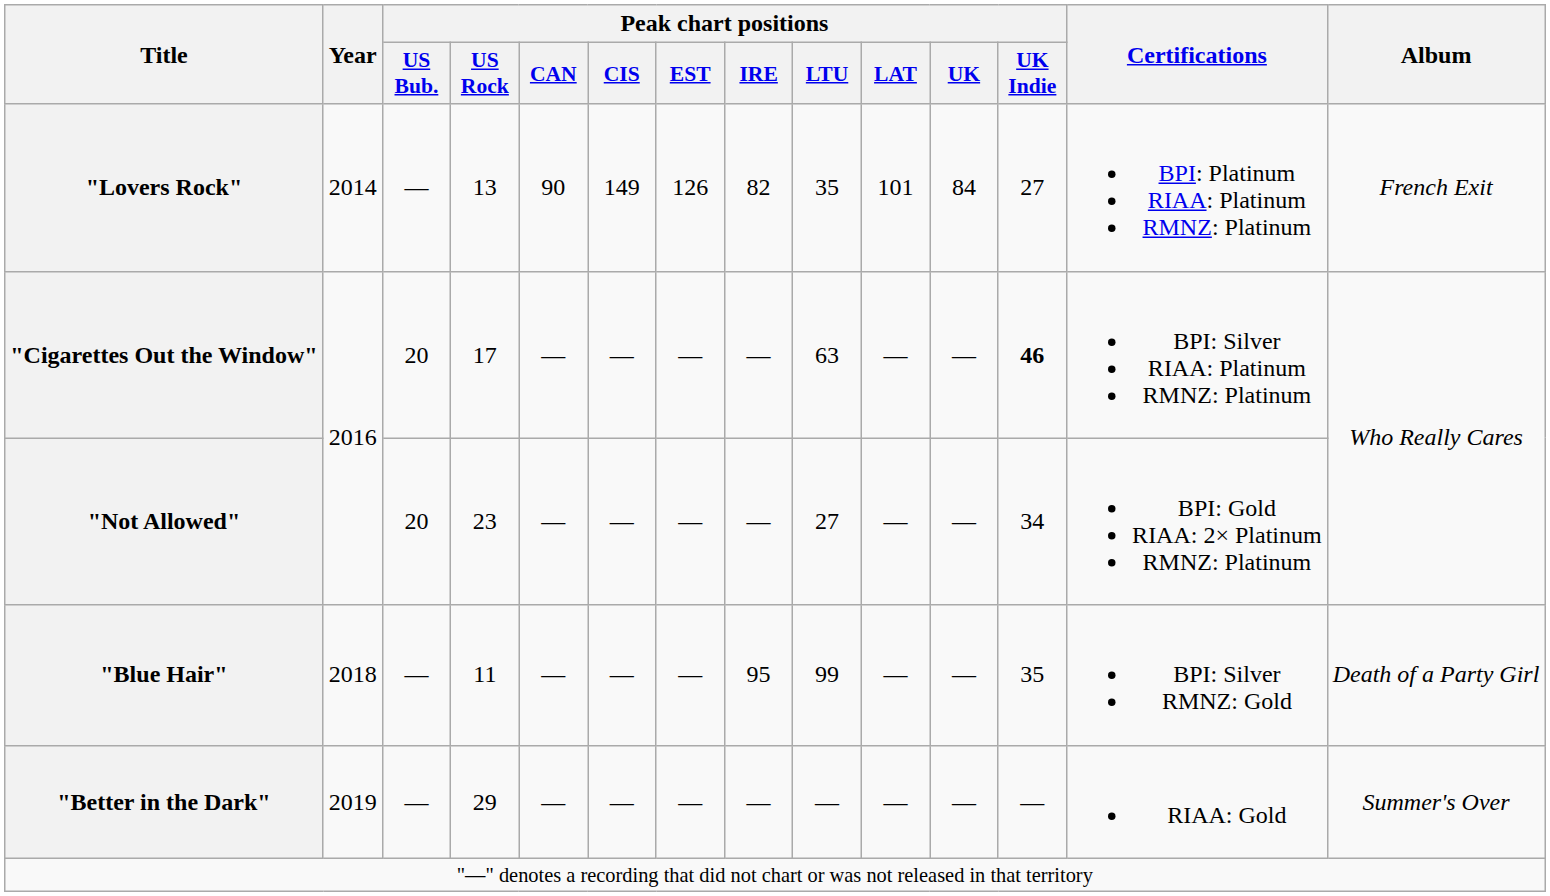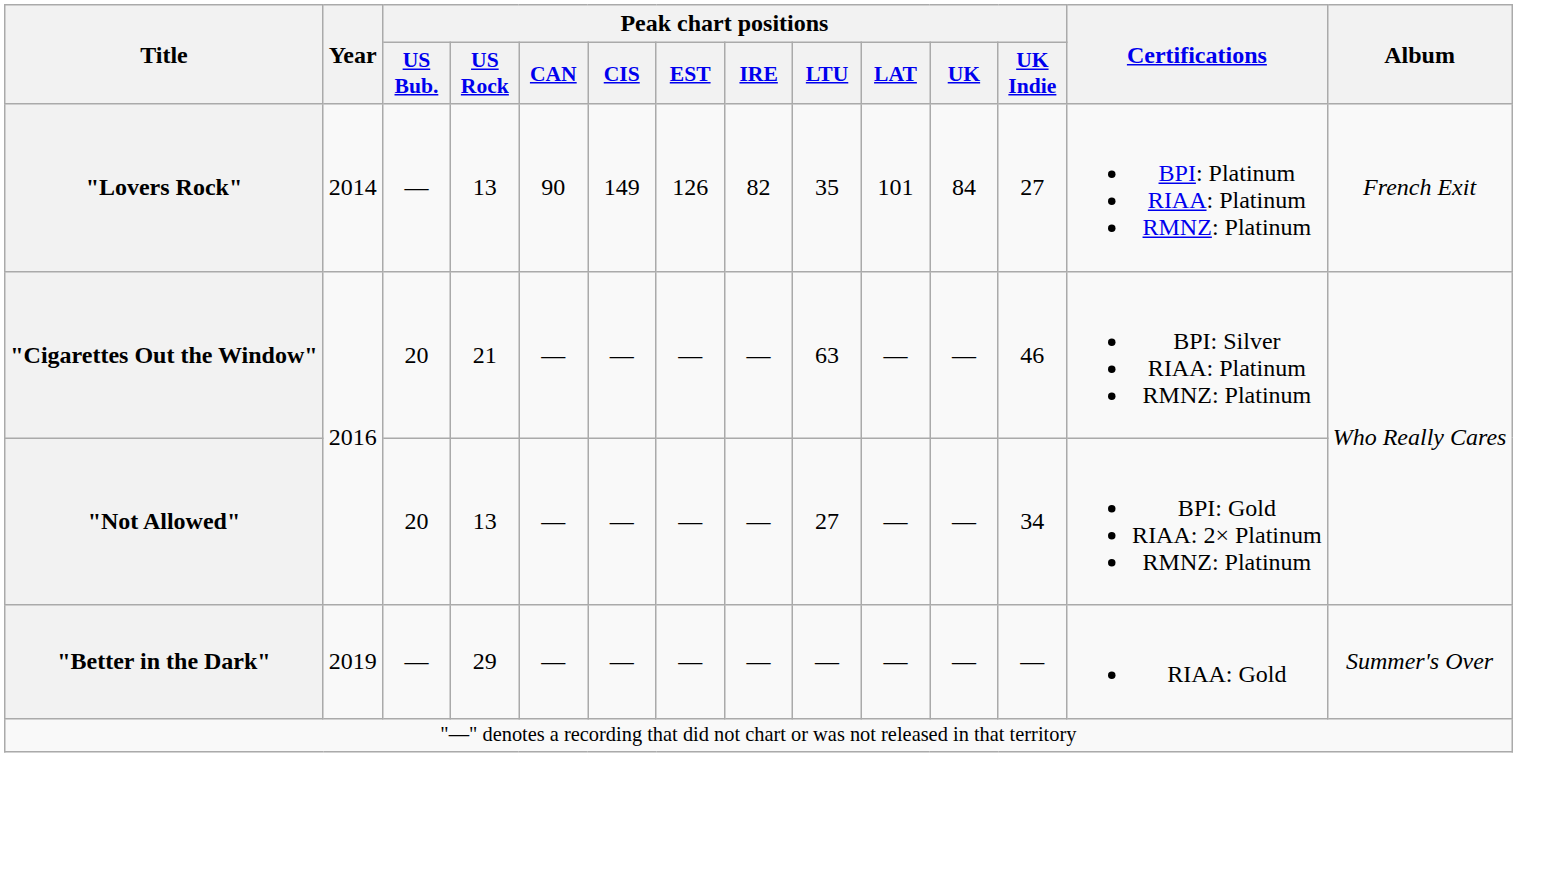(485, 354) 17 -> (485, 354) 21
(1032, 354) bold -> (1032, 354) normal
(485, 521) 23 -> (485, 521) 13
- row: (164, 674)
